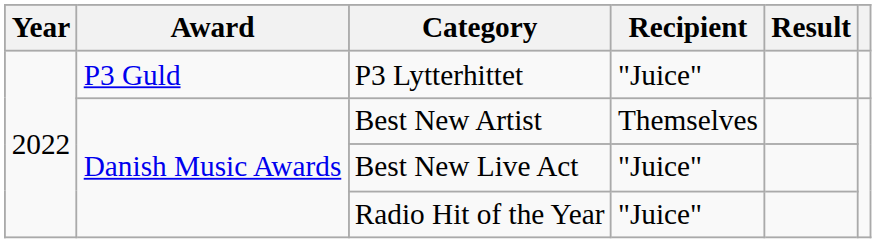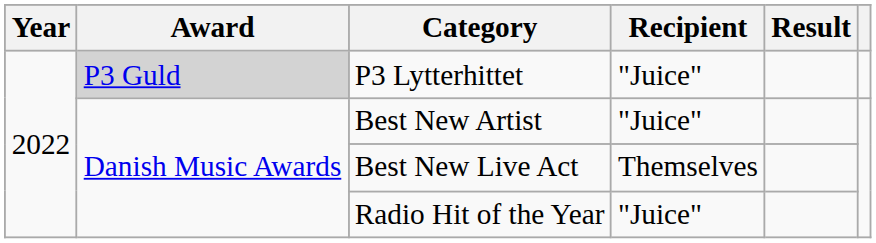(132, 74) no background -> (132, 74) lightgrey background
(688, 120) Themselves -> (660, 120) "Juice"
(660, 167) "Juice" -> (688, 167) Themselves
